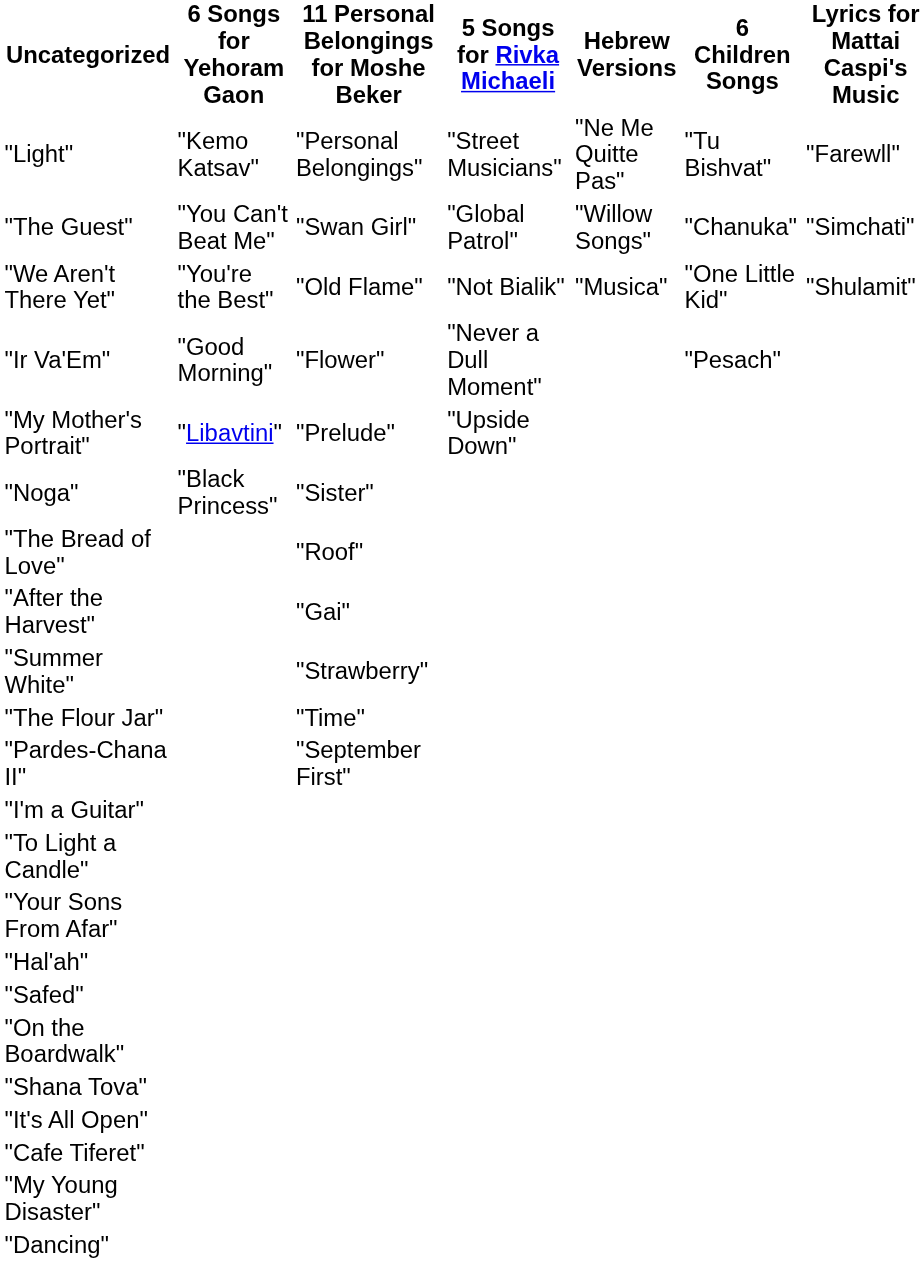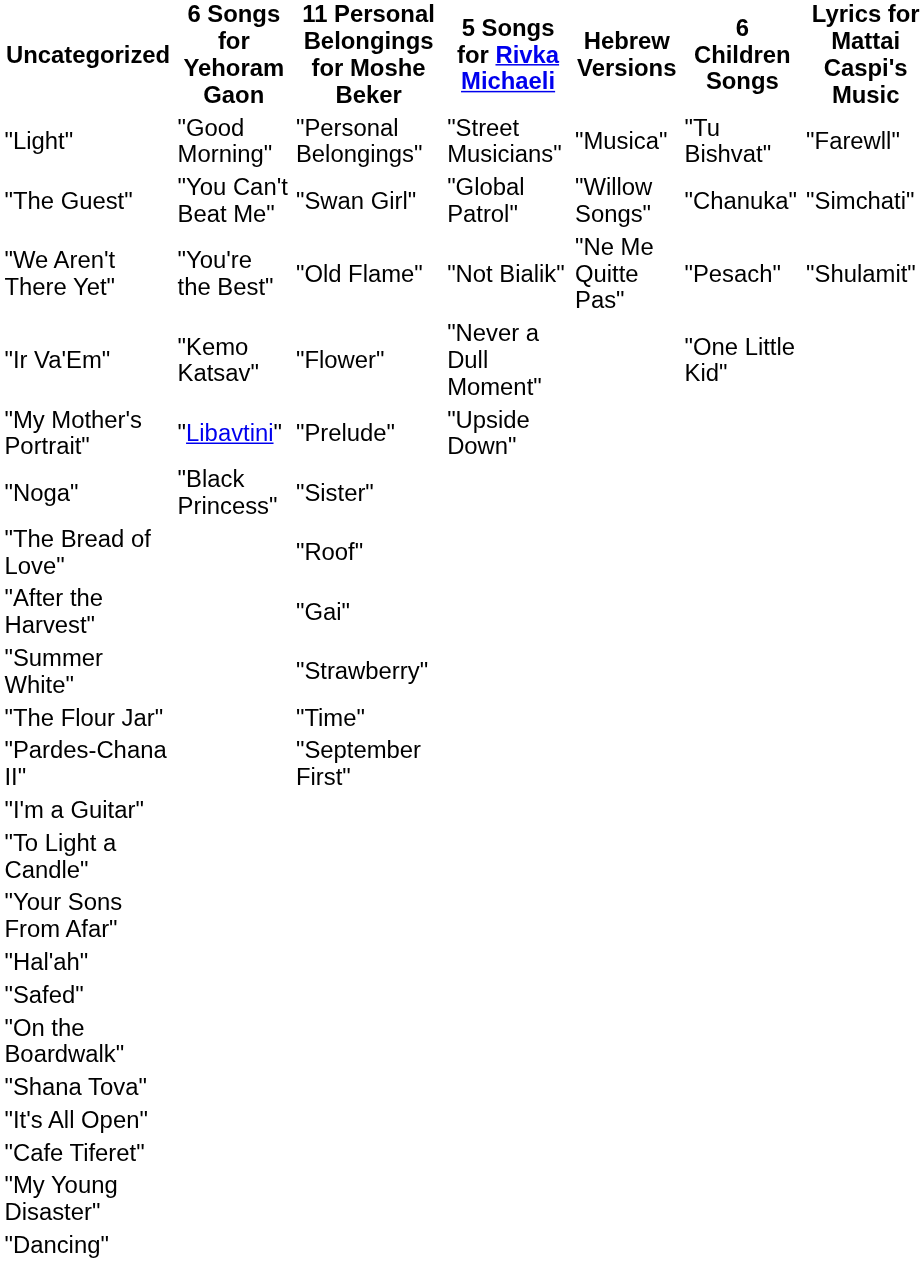(218, 154) "Kemo Katsav" -> (225, 141) "Good Morning"
(614, 154) "Ne Me Quitte Pas" -> (621, 141) "Musica"
(621, 287) "Musica" -> (614, 273) "Ne Me Quitte Pas"
(740, 287) "One Little Kid" -> (733, 273) "Pesach"
(225, 360) "Good Morning" -> (218, 360) "Kemo Katsav"
(733, 360) "Pesach" -> (740, 360) "One Little Kid"
